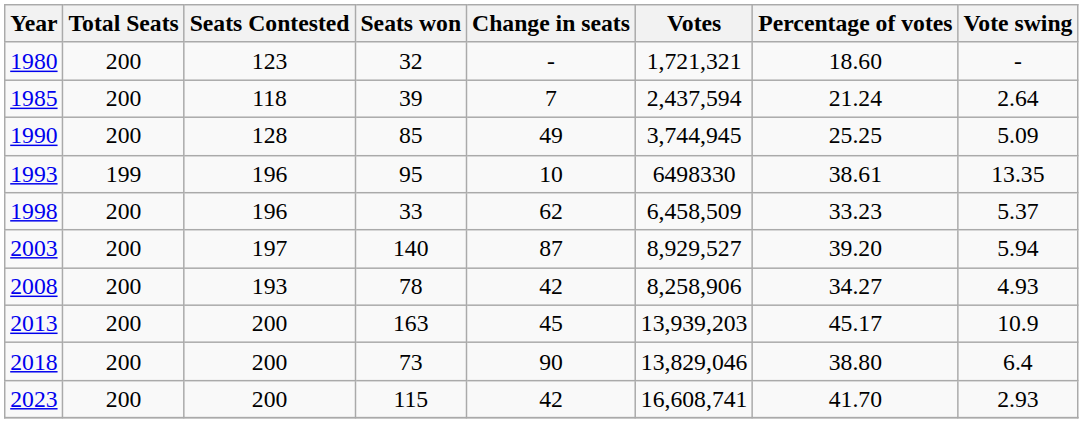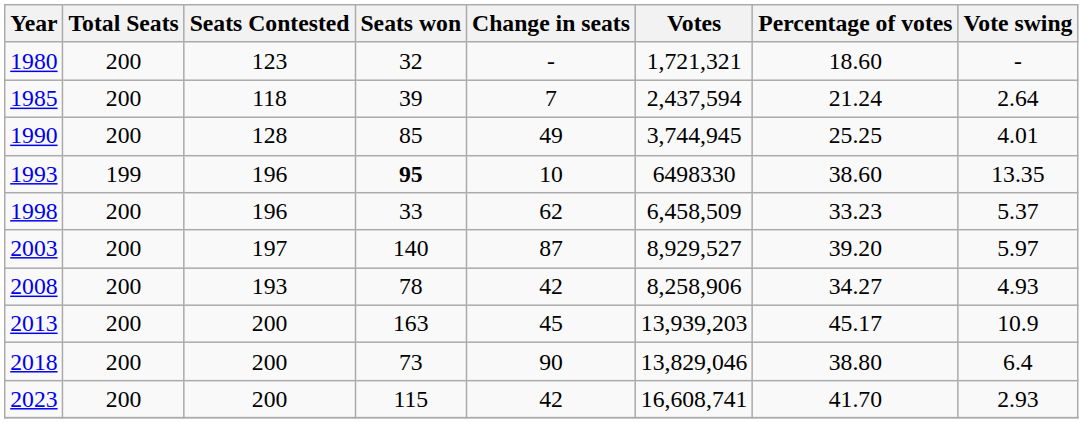(1018, 135) 5.09 -> (1018, 135) 4.01
(411, 173) normal -> (411, 173) bold
(855, 173) 38.61 -> (855, 173) 38.60
(1018, 248) 5.94 -> (1018, 248) 5.97
